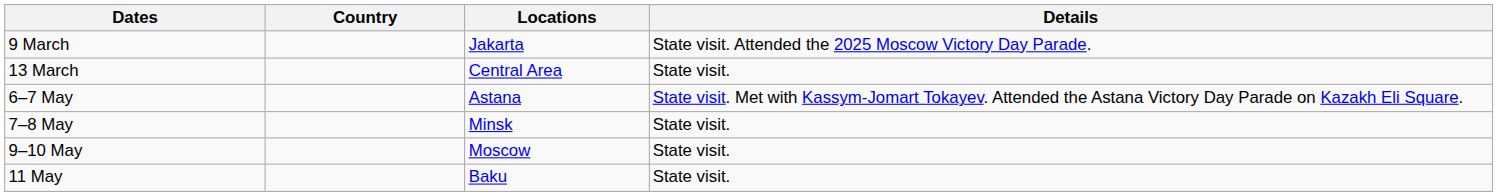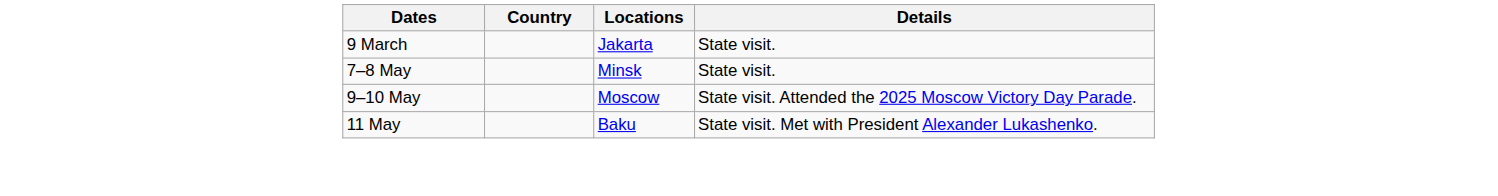(872, 44) State visit. Attended the 2025 Moscow Victory Day Parade. -> (737, 44) State visit.
- row: (44, 71)
- row: (41, 97)
(691, 151) State visit. -> (917, 97) State visit. Attended the 2025 Moscow Victory Day Parade.
(691, 177) State visit. -> (898, 124) State visit. Met with President Alexander Lukashenko.
